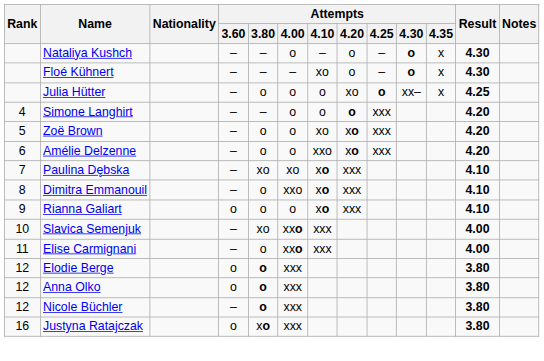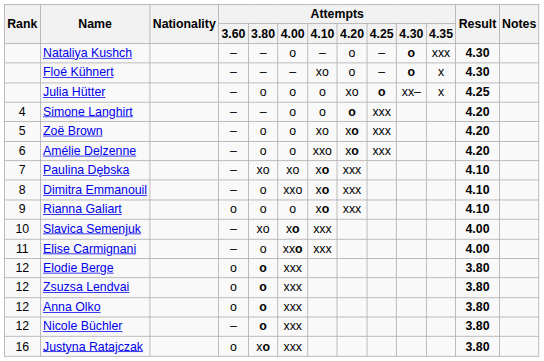(441, 53) x -> (441, 53) xxx
(293, 229) xxo -> (293, 229) xo
+ row: (86, 287)
